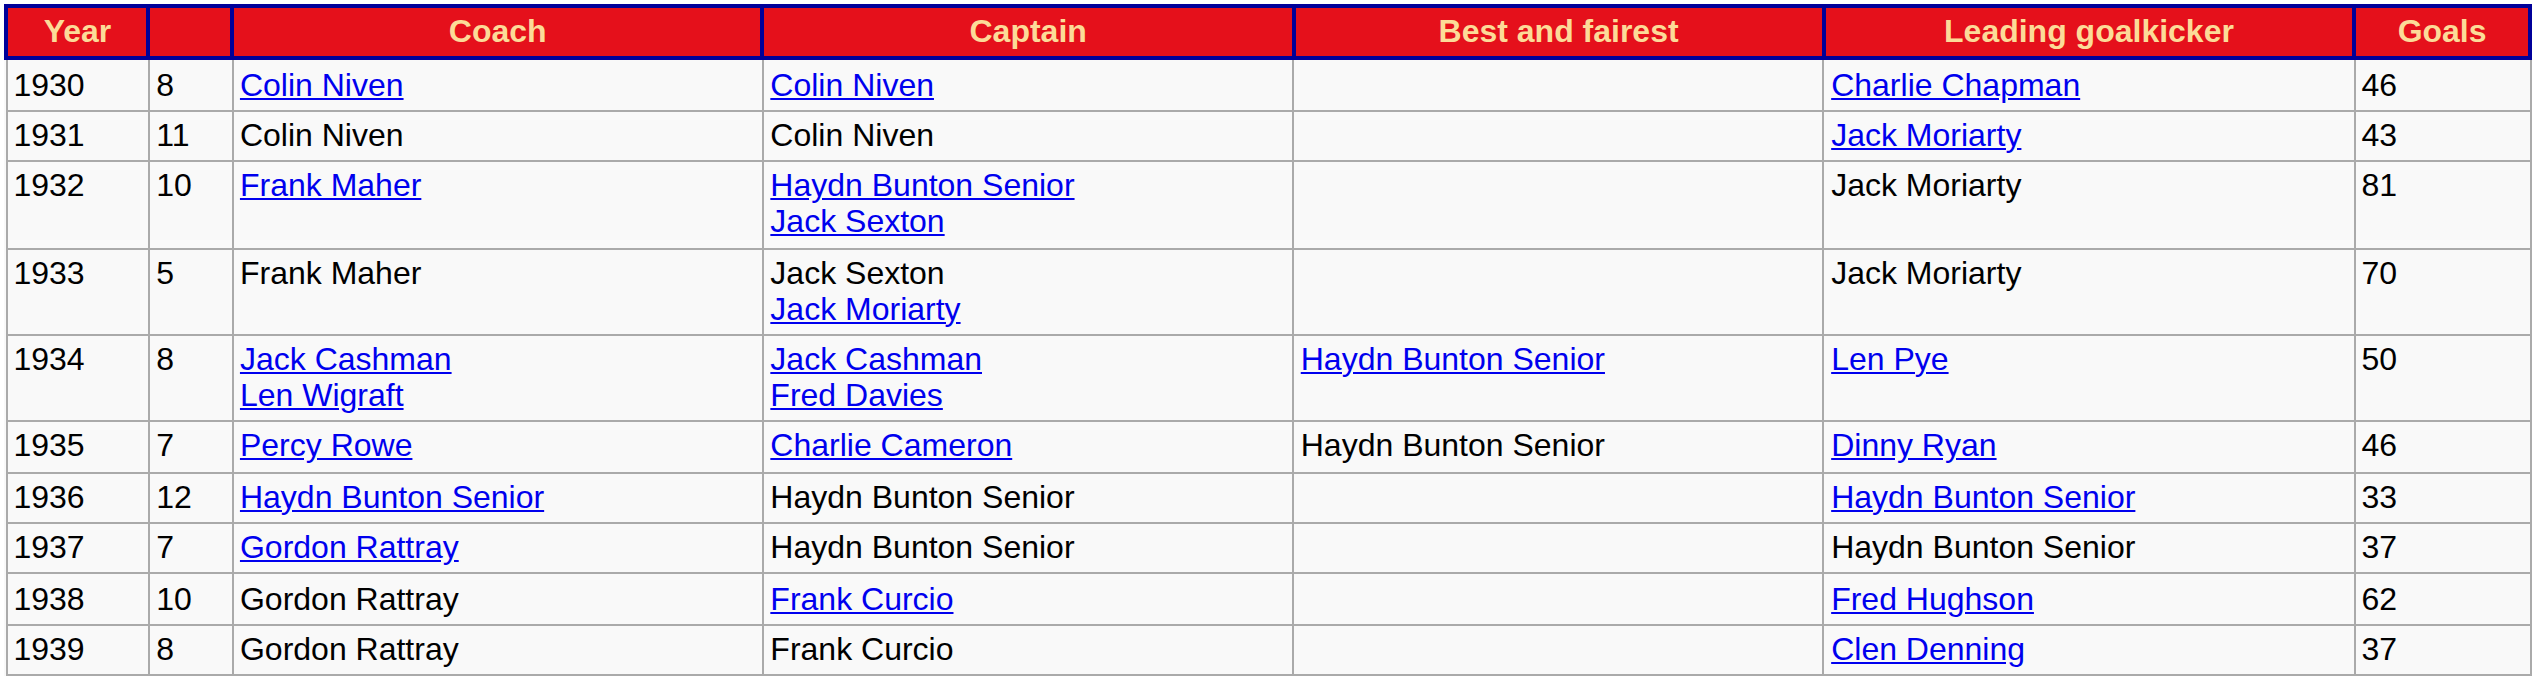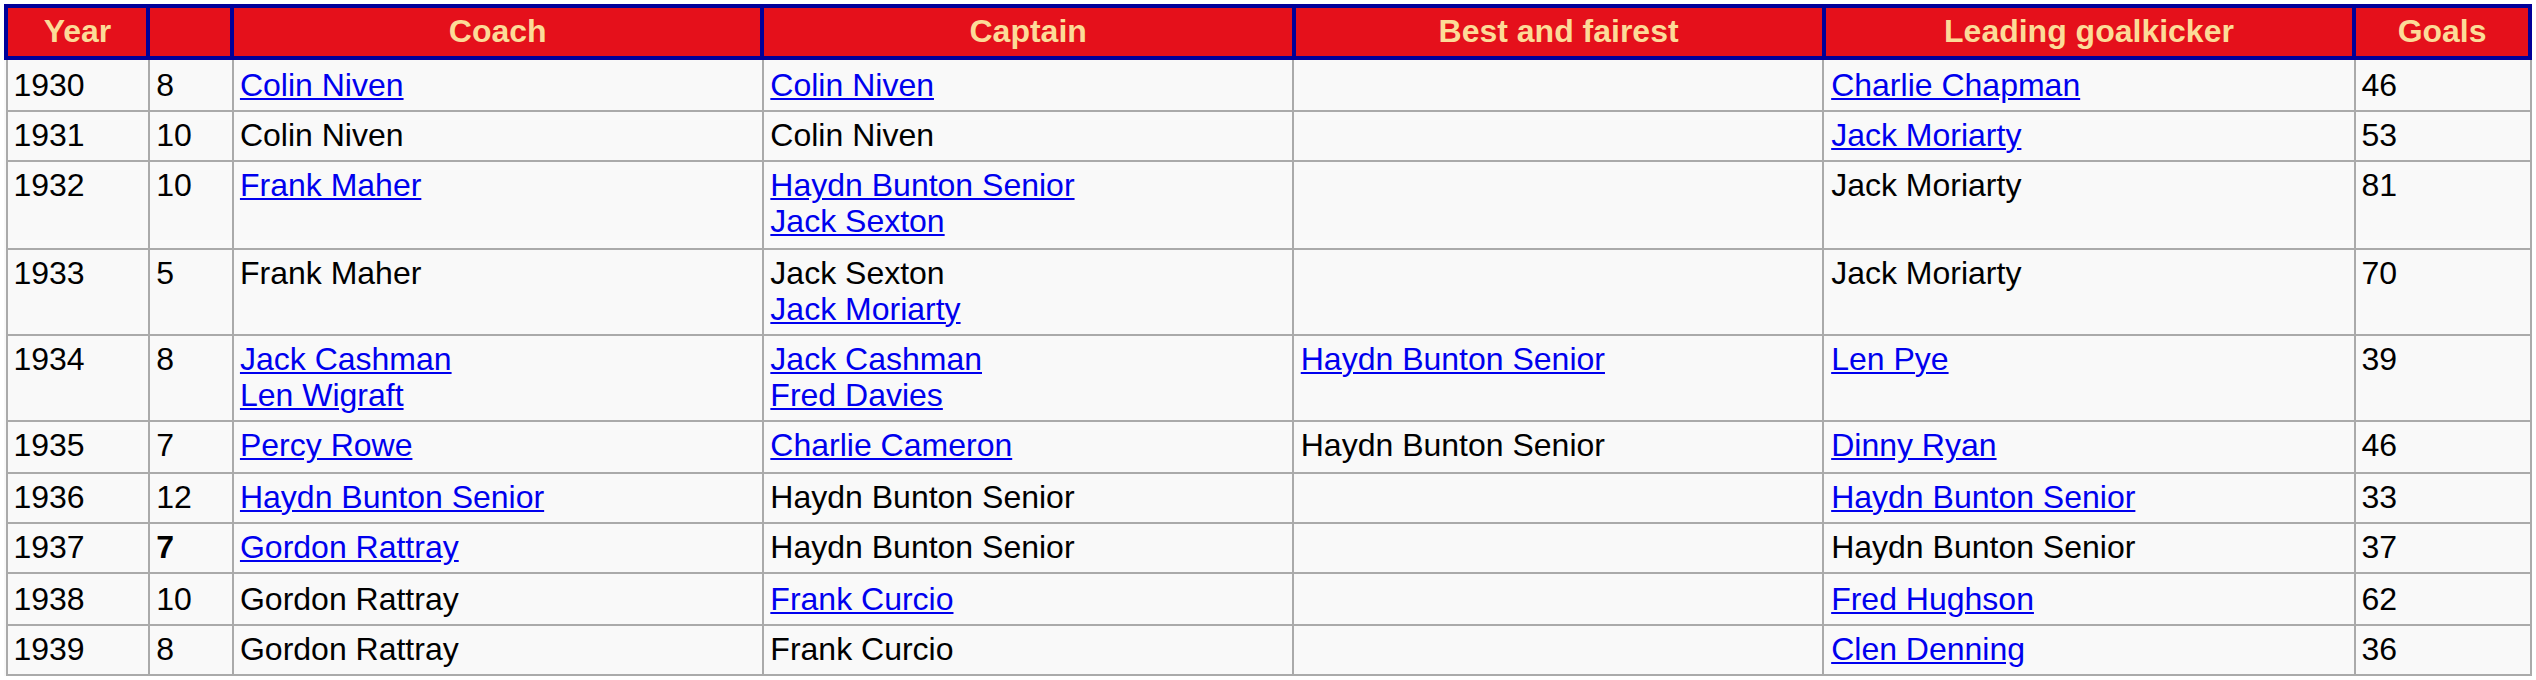(173, 135) 11 -> (174, 135) 10
(2379, 135) 43 -> (2379, 135) 53
(2379, 359) 50 -> (2379, 359) 39
(165, 547) normal -> (165, 547) bold
(2379, 649) 37 -> (2379, 649) 36
